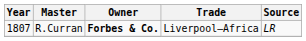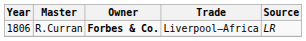(19, 29) 1807 -> (19, 29) 1806
